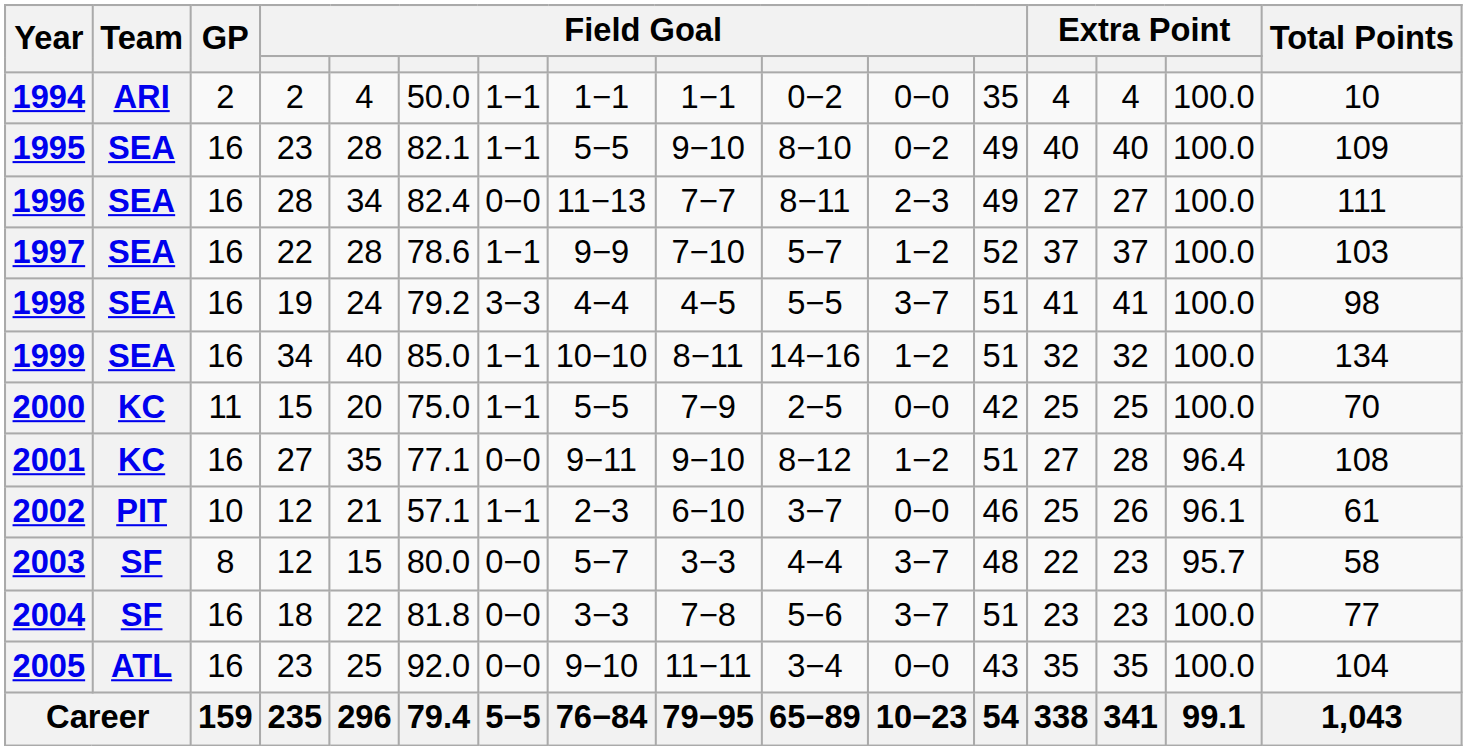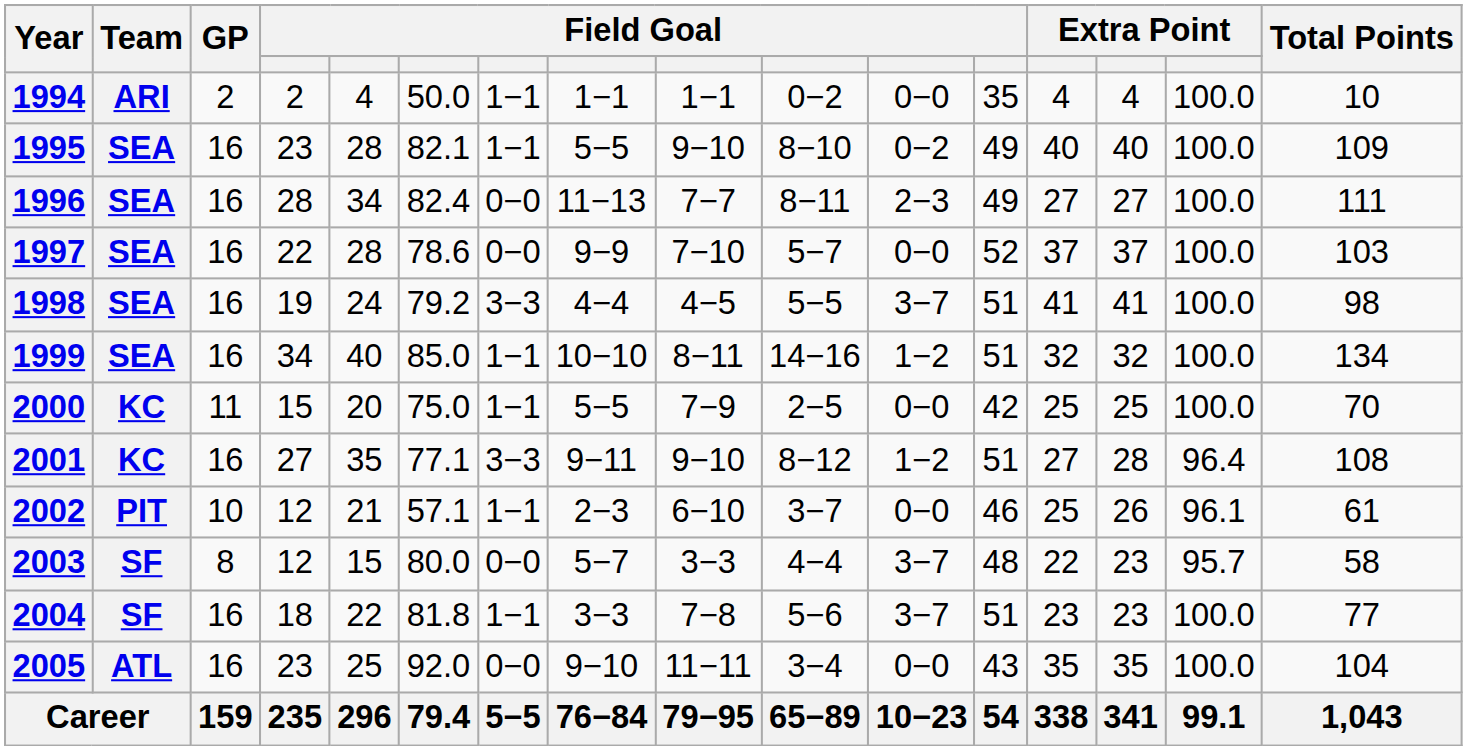(513, 252) 1−1 -> (513, 252) 0−0
(922, 252) 1−2 -> (922, 252) 0−0
(513, 459) 0−0 -> (513, 459) 3−3
(513, 614) 0−0 -> (513, 614) 1−1
